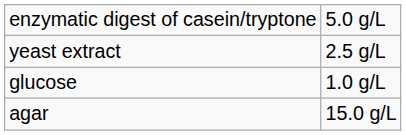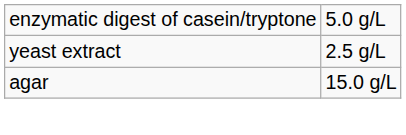- row: (43, 82)
